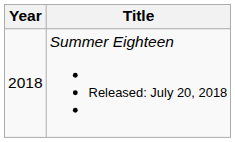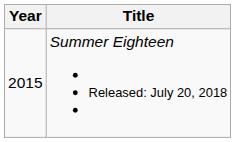(25, 83) 2018 -> (25, 83) 2015
